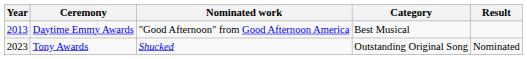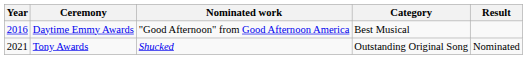(17, 29) 2013 -> (17, 29) 2016
(17, 46) 2023 -> (17, 46) 2021
